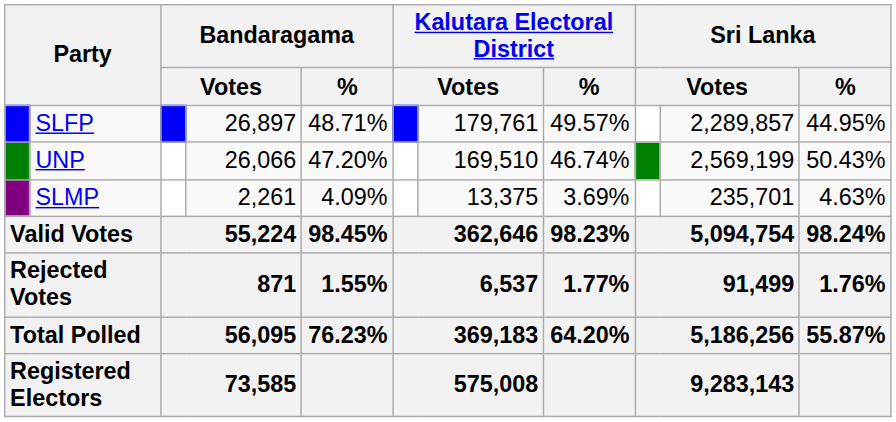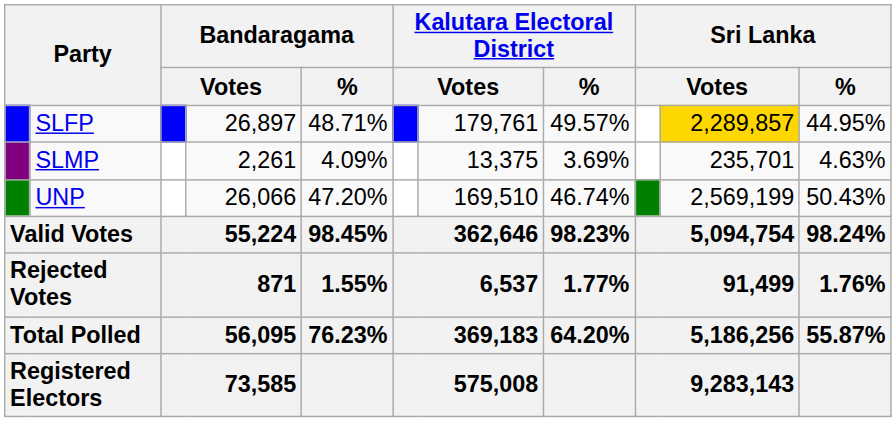(742, 123) no background -> (742, 123) gold background
rows swapped: (60, 160) <-> (67, 197)
